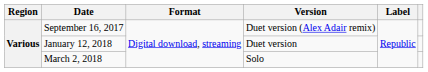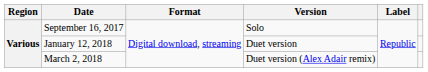(311, 28) Duet version (Alex Adair remix) -> (255, 28) Solo
(255, 59) Solo -> (311, 59) Duet version (Alex Adair remix)
